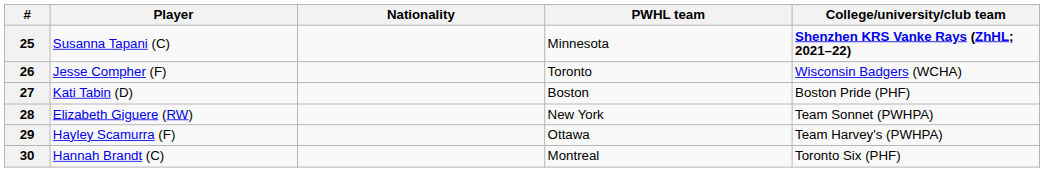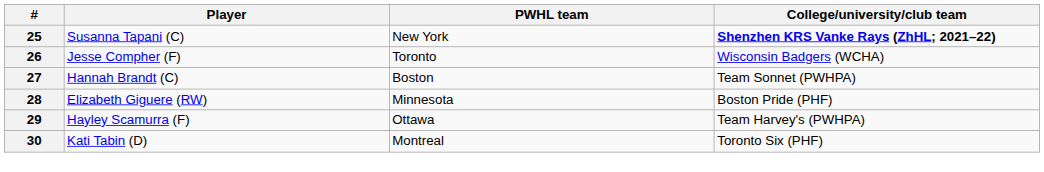- column: (421, 15)
(578, 43) Minnesota -> (420, 36) New York
(93, 93) Kati Tabin (D) -> (123, 78) Hannah Brandt (C)
(853, 93) Boston Pride (PHF) -> (787, 78) Team Sonnet (PWHPA)
(576, 114) New York -> (423, 99) Minnesota
(864, 114) Team Sonnet (PWHPA) -> (775, 99) Boston Pride (PHF)
(109, 156) Hannah Brandt (C) -> (107, 141) Kati Tabin (D)
